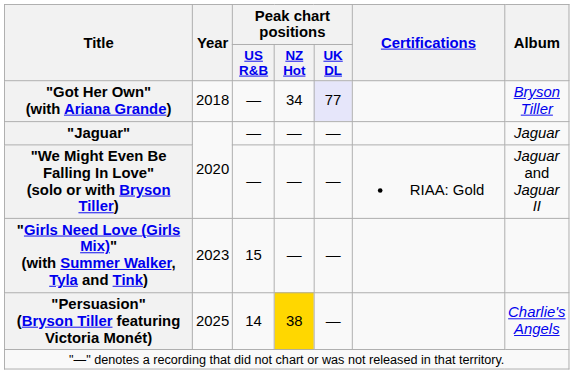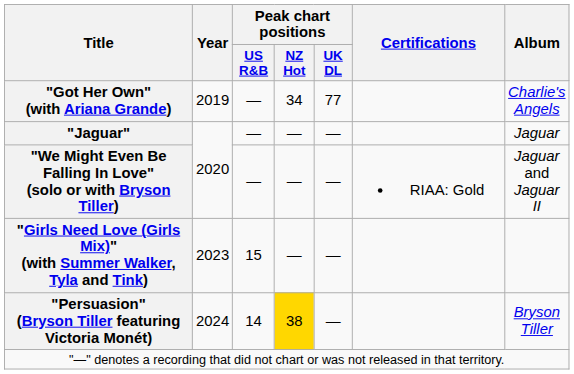(213, 101) 2018 -> (213, 101) 2019
(333, 101) lavender background -> (333, 101) no background
(537, 101) Bryson Tiller -> (537, 101) Charlie's Angels
(213, 320) 2025 -> (213, 320) 2024
(537, 320) Charlie's Angels -> (537, 320) Bryson Tiller
